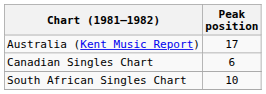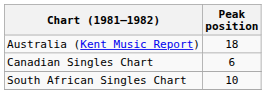(232, 44) 17 -> (232, 44) 18
